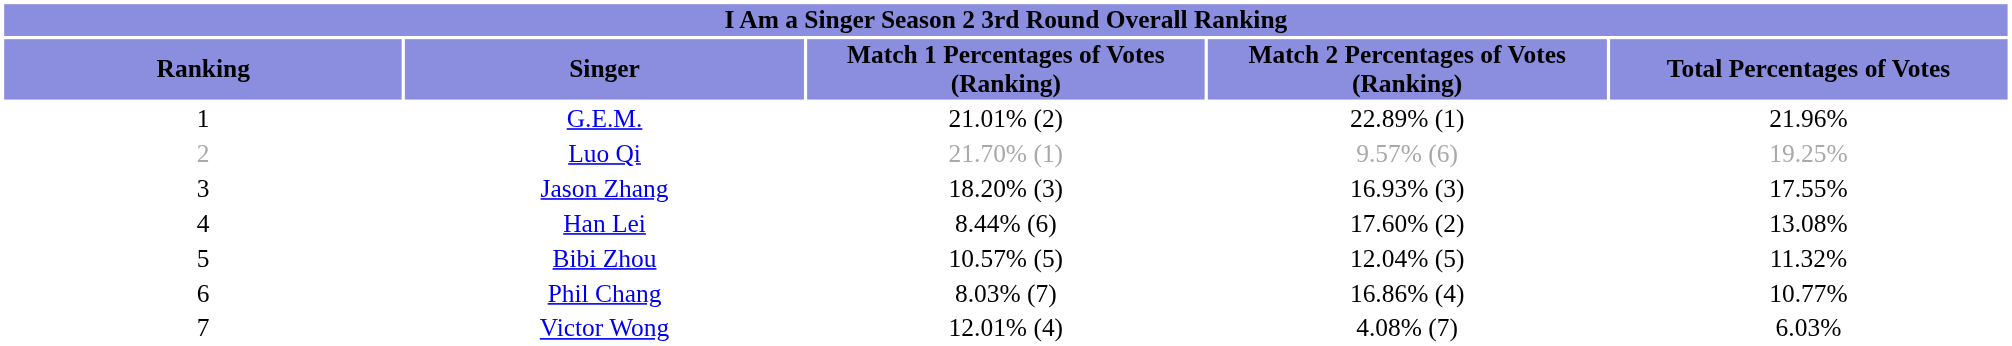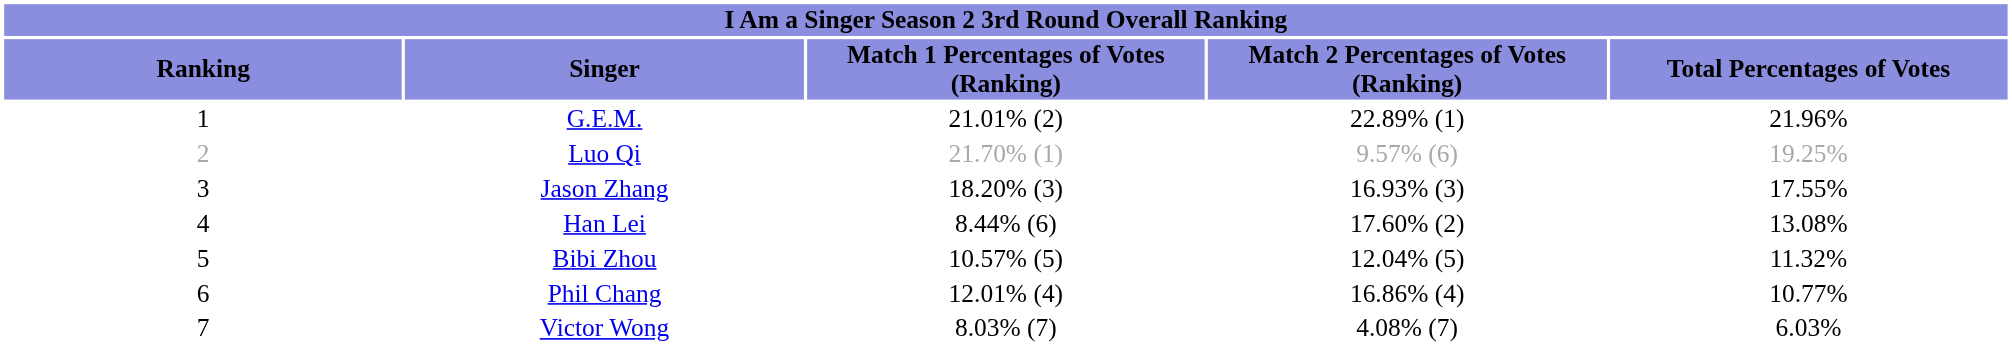(1006, 293) 8.03% (7) -> (1006, 293) 12.01% (4)
(1006, 328) 12.01% (4) -> (1006, 328) 8.03% (7)
